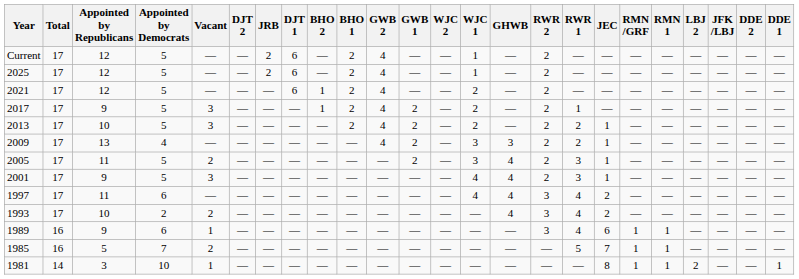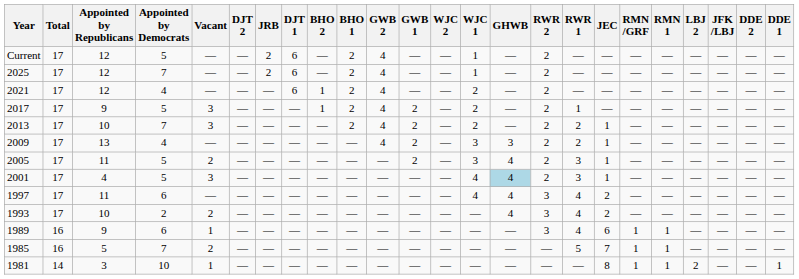(164, 73) 5 -> (164, 73) 7
(164, 90) 5 -> (164, 90) 4
(164, 125) 5 -> (164, 125) 7
(104, 178) 9 -> (104, 178) 4
(510, 178) no background -> (510, 178) lightblue background
